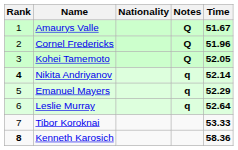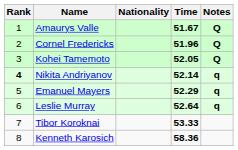columns swapped: (218, 12) <-> (187, 12)
(19, 138) bold -> (19, 138) normal
